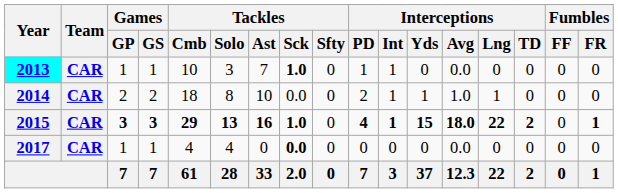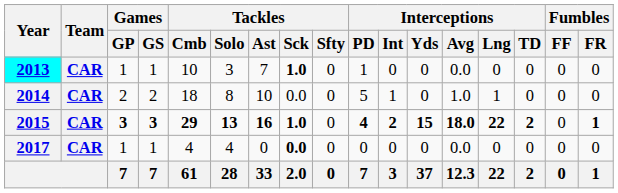(393, 69) 1 -> (393, 69) 0
(364, 95) 2 -> (364, 95) 5
(425, 95) 1 -> (425, 95) 0
(393, 122) 1 -> (393, 122) 2
